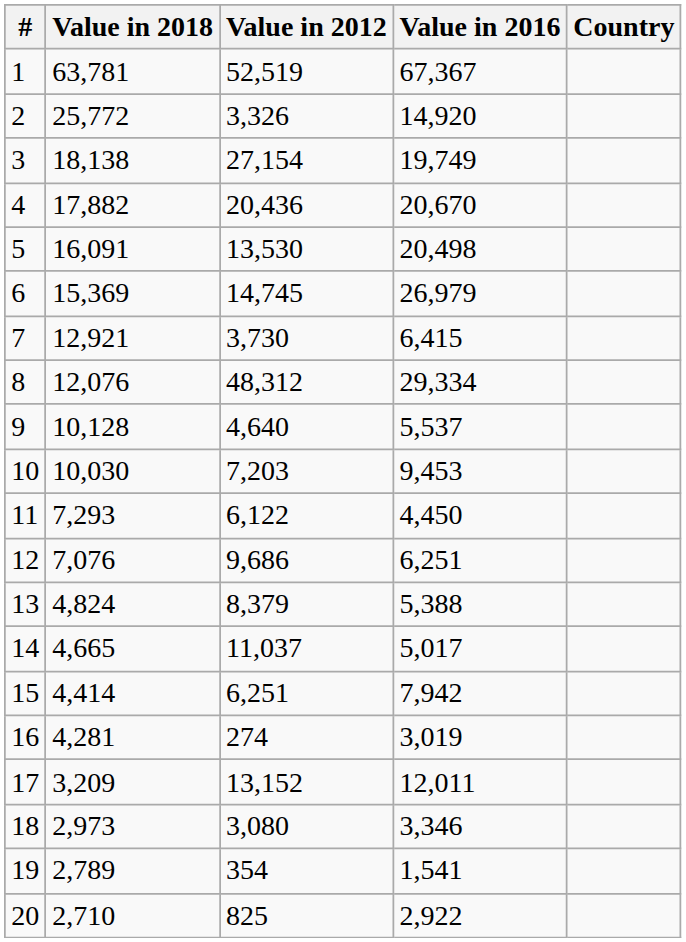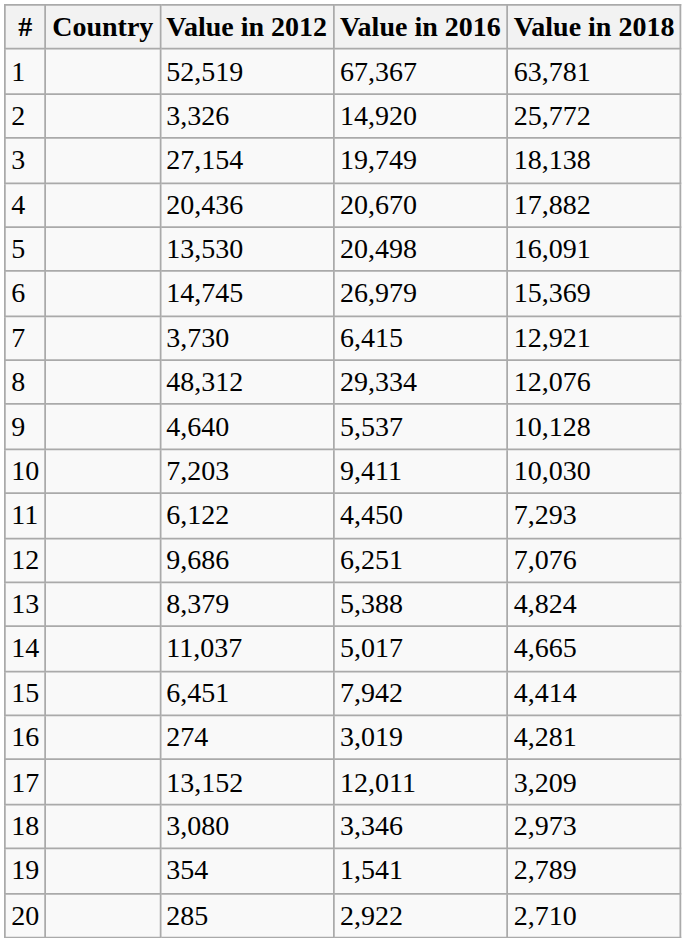columns swapped: (624, 26) <-> (133, 26)
(431, 470) 9,453 -> (371, 470) 9,411
(257, 692) 6,251 -> (198, 692) 6,451
(247, 914) 825 -> (187, 914) 285
